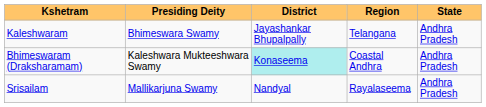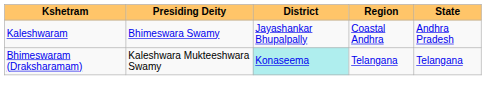(372, 34) Telangana -> (368, 34) Coastal Andhra
(366, 61) Coastal Andhra -> (374, 61) Telangana
(439, 61) Andhra Pradesh -> (440, 61) Telangana
- row: (27, 88)
